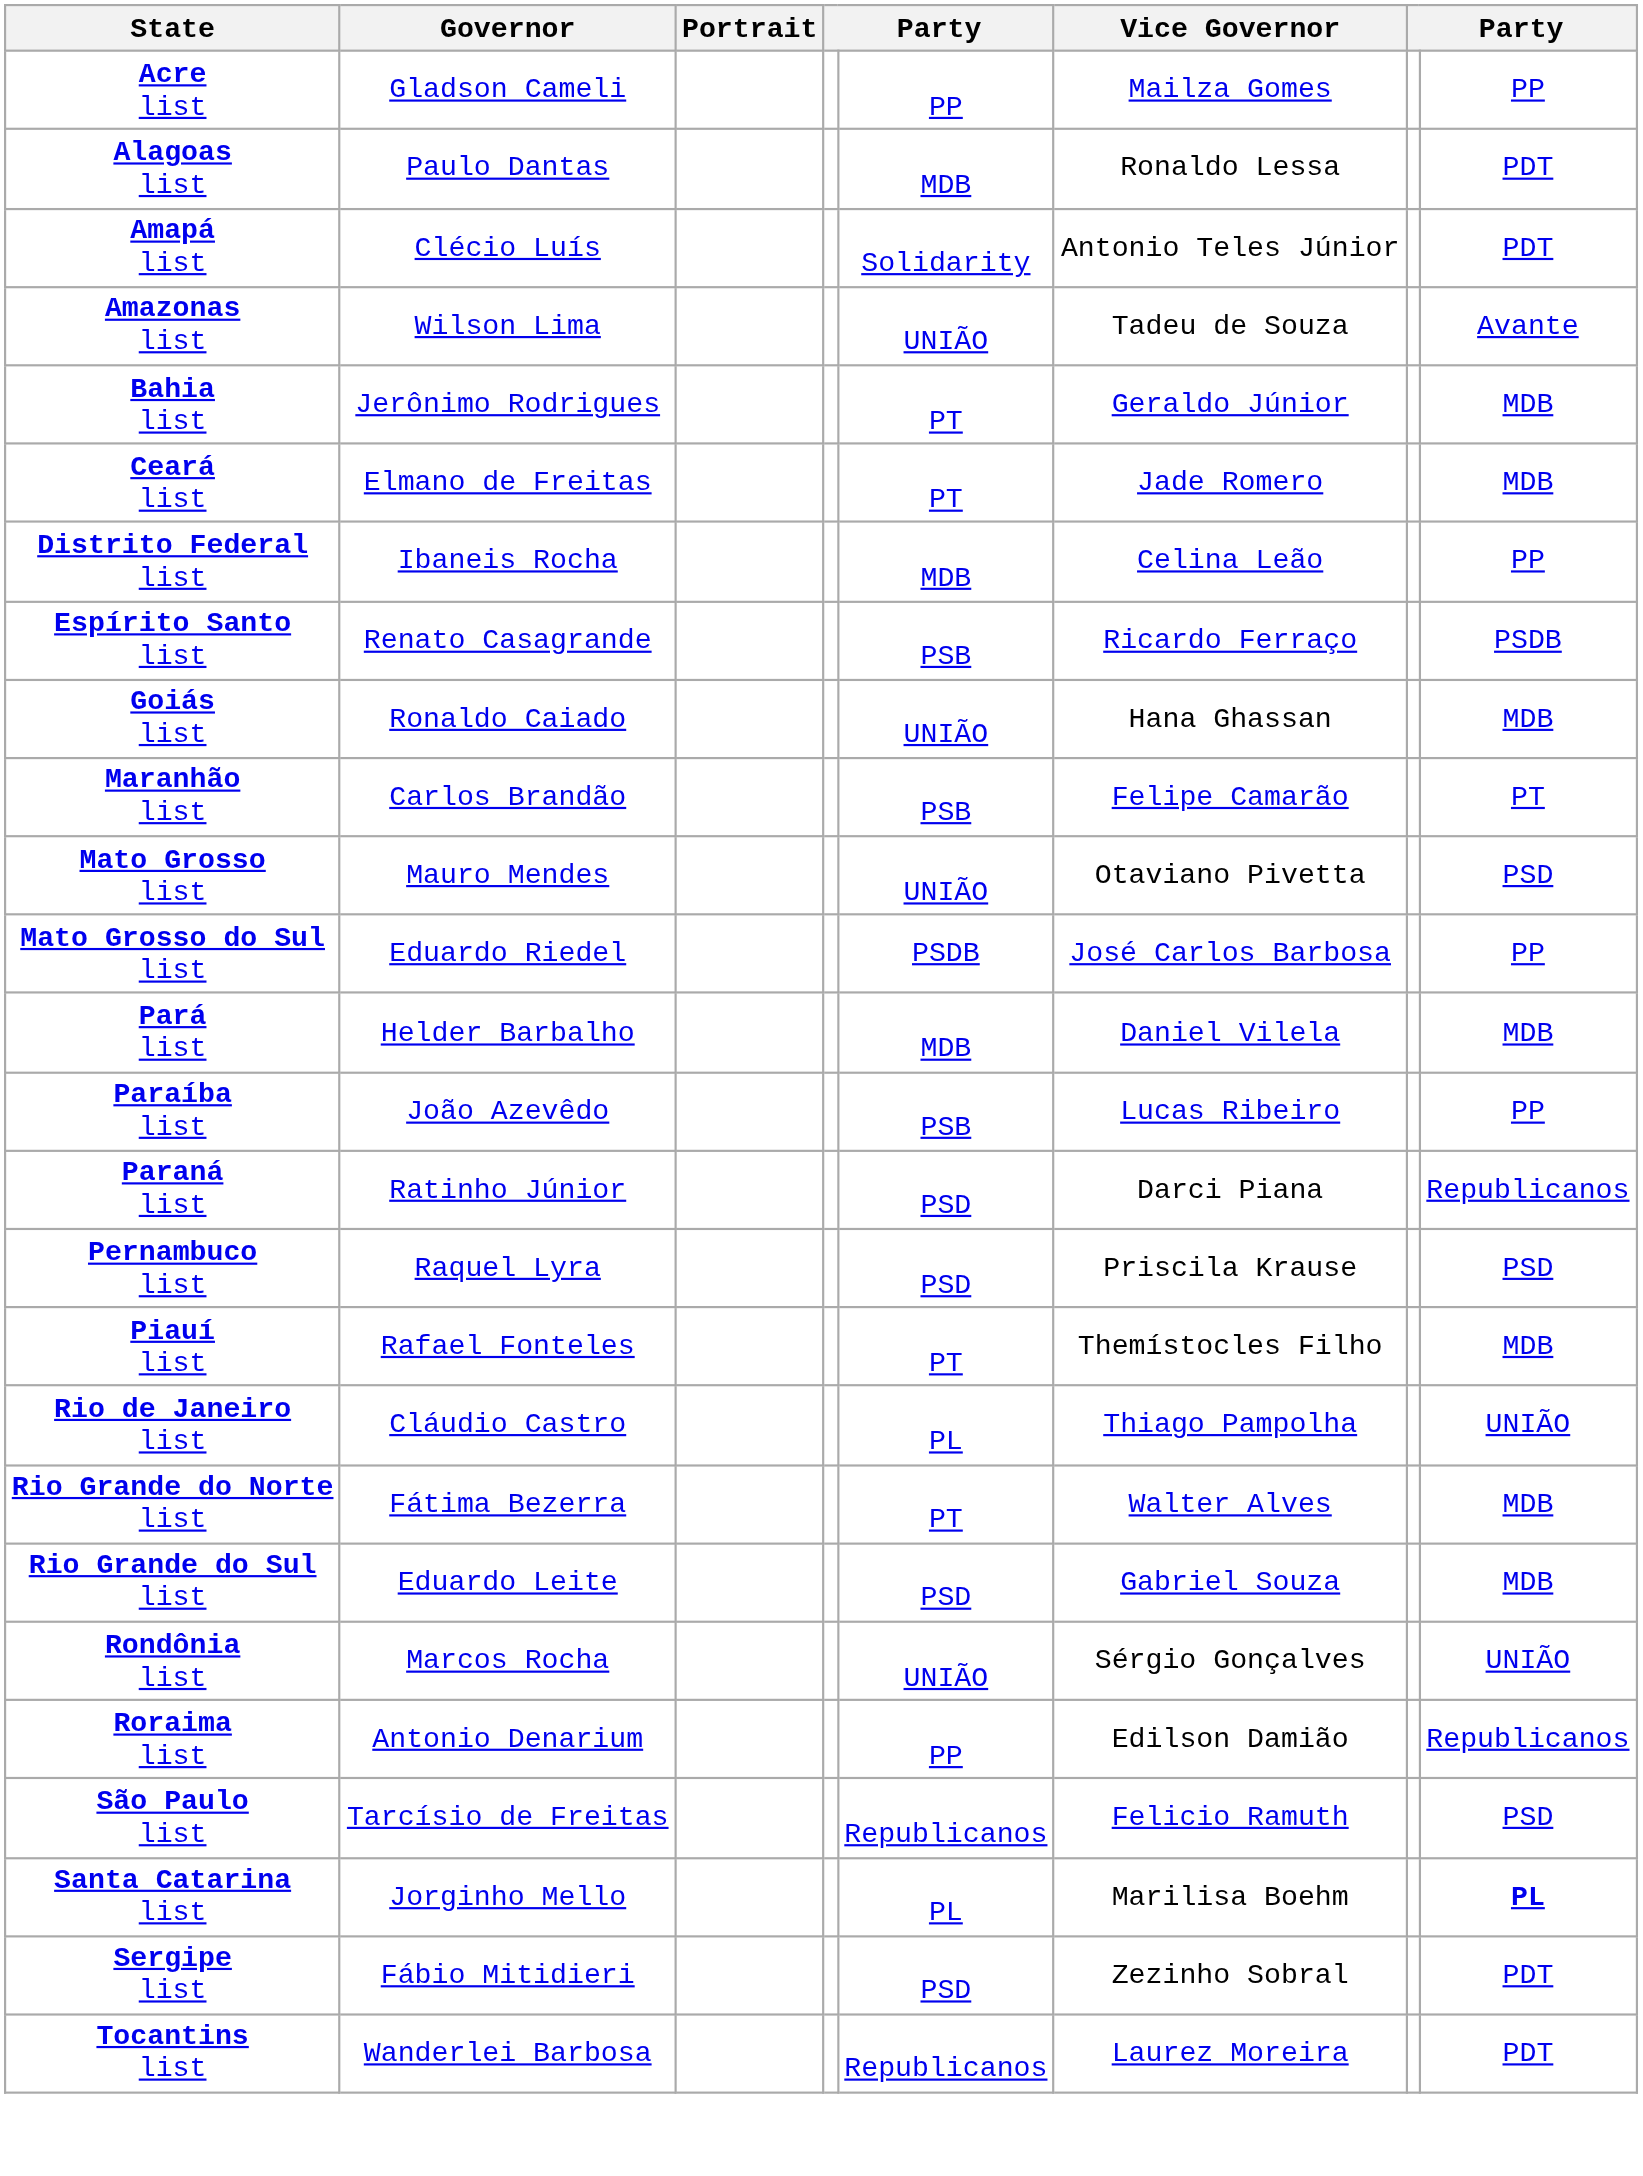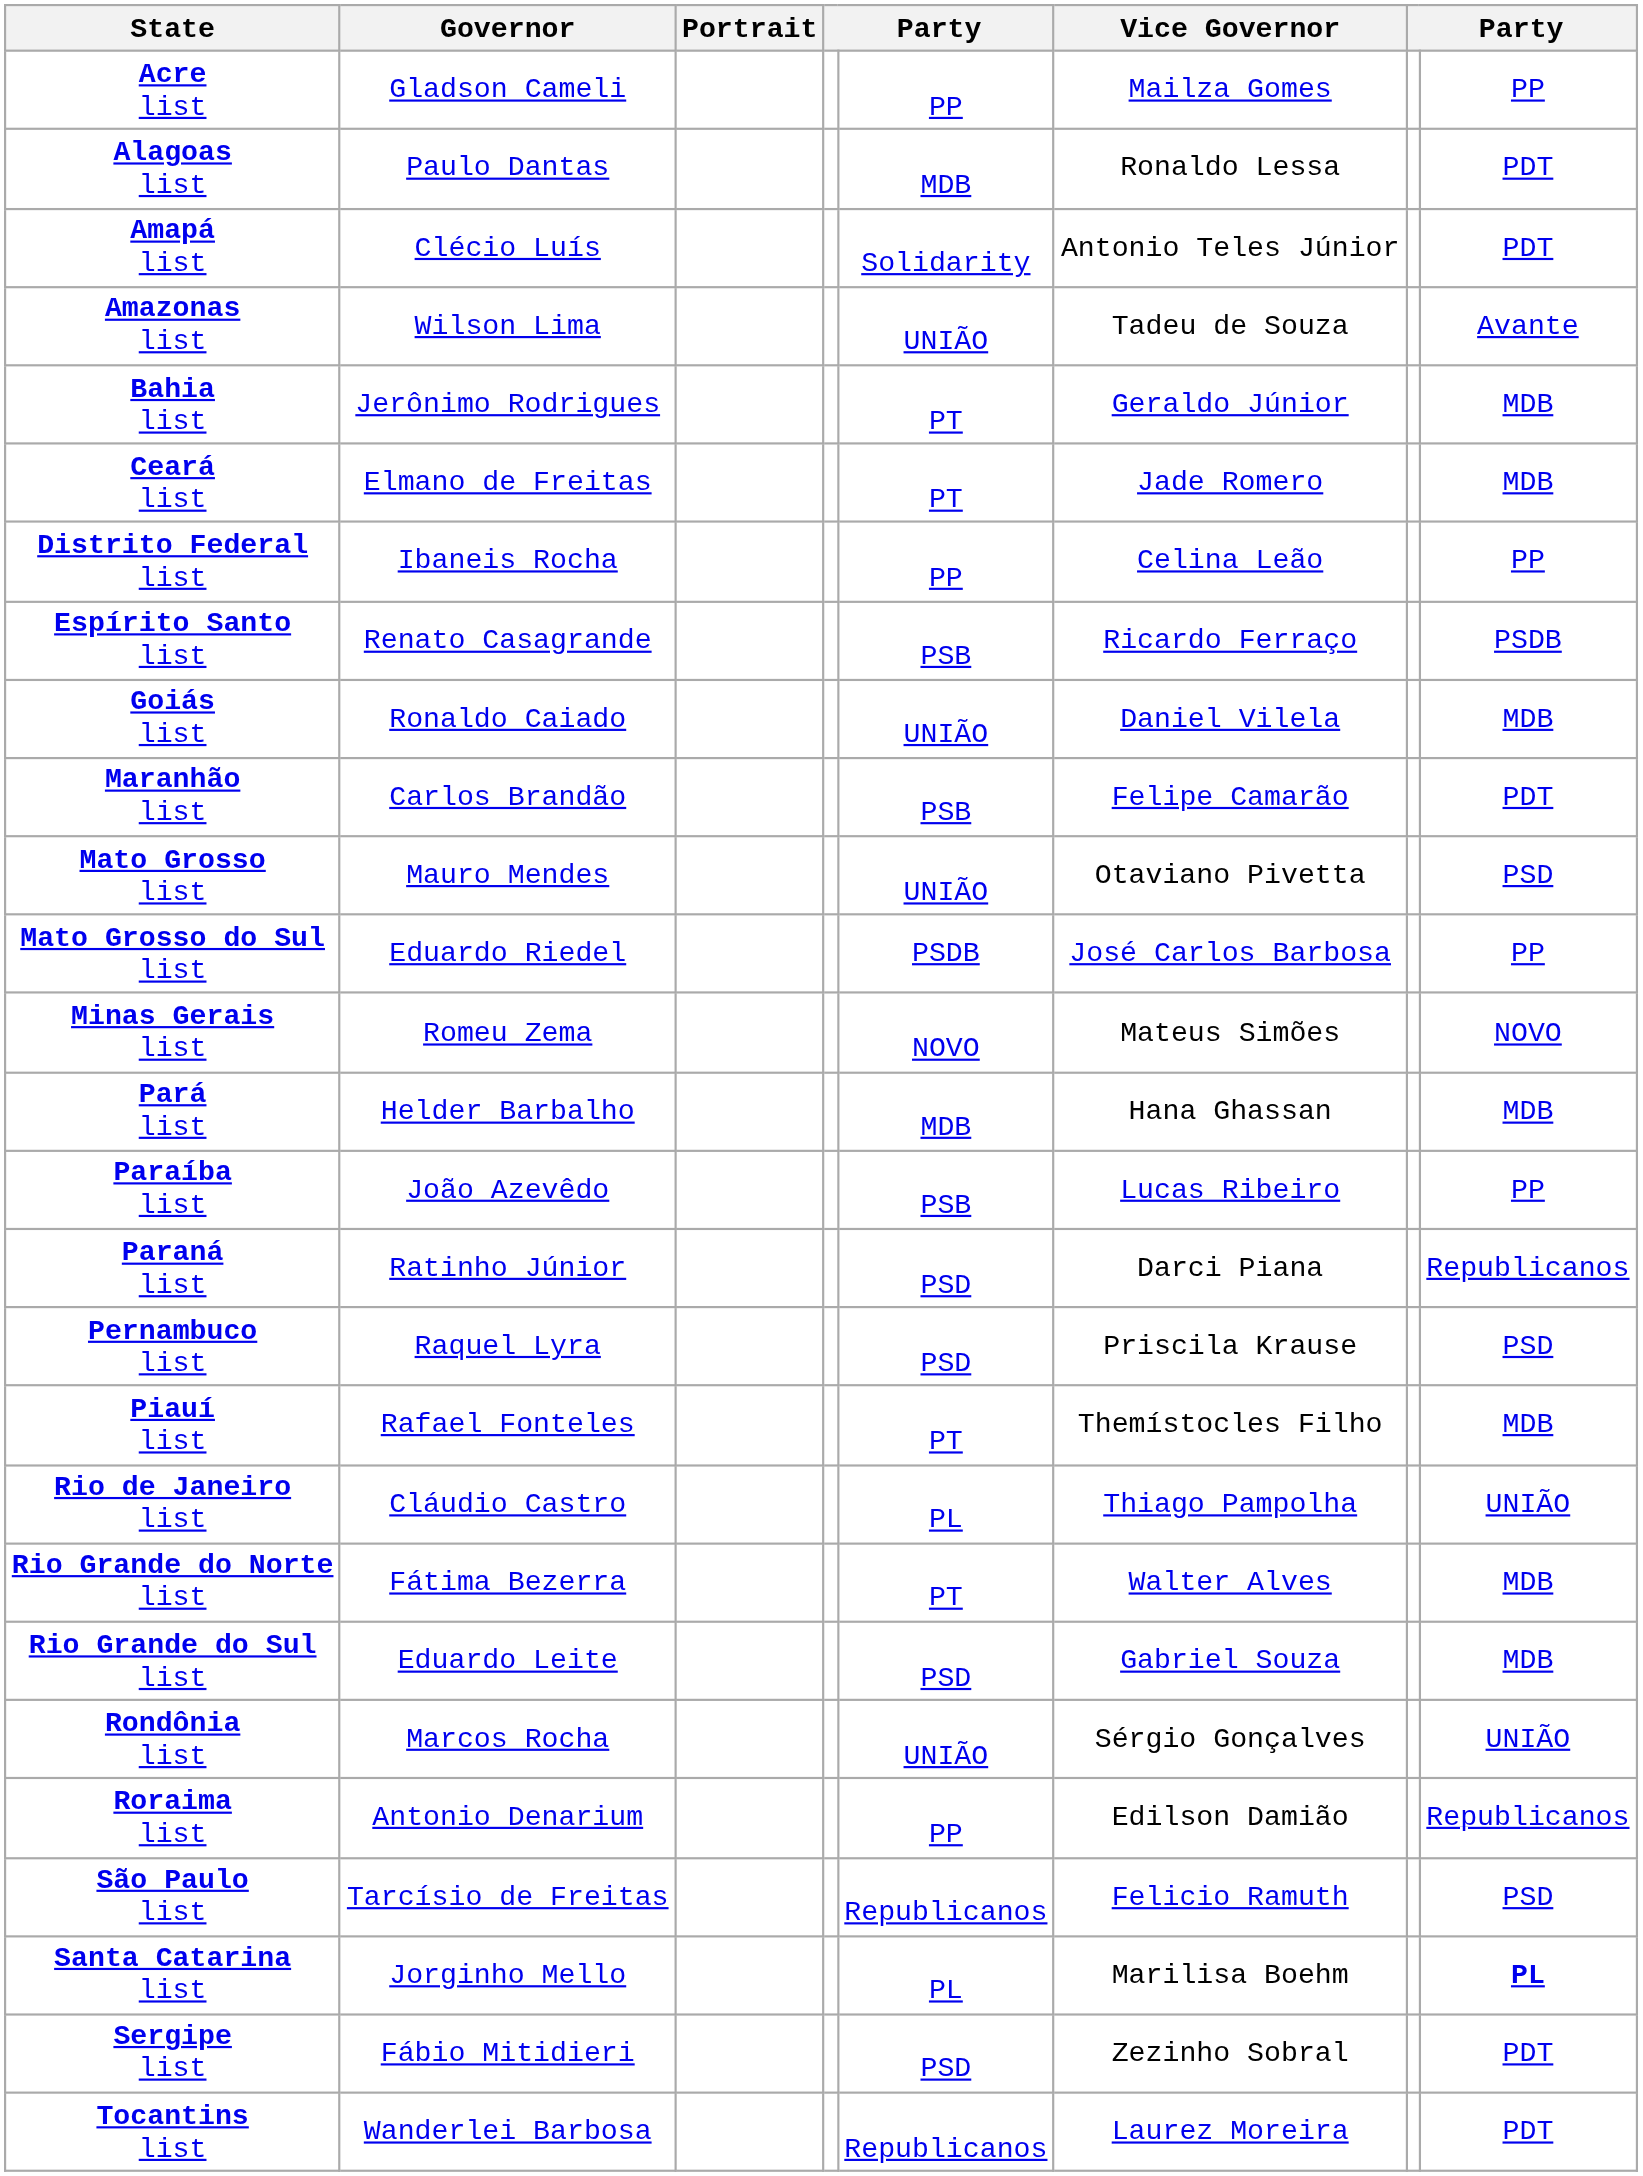(946, 578) MDB -> (946, 578) PP
(1230, 719) Hana Ghassan -> (1230, 719) Daniel Vilela
(1528, 797) PT -> (1528, 797) PDT
+ row: (173, 1033)
(1230, 1033) Daniel Vilela -> (1230, 1111) Hana Ghassan
